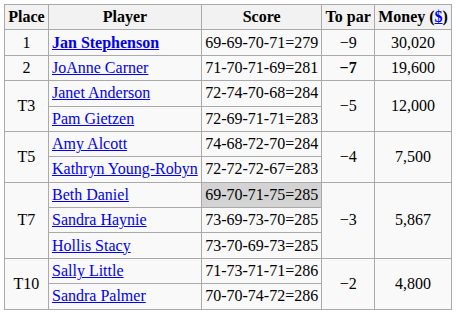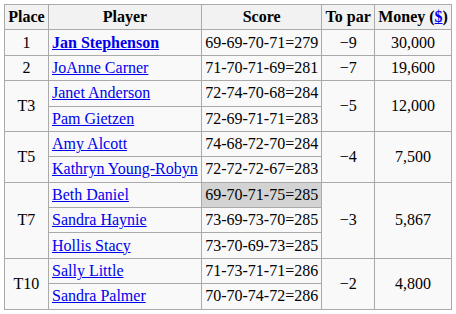(413, 42) 30,020 -> (413, 42) 30,000
(348, 67) bold -> (348, 67) normal
